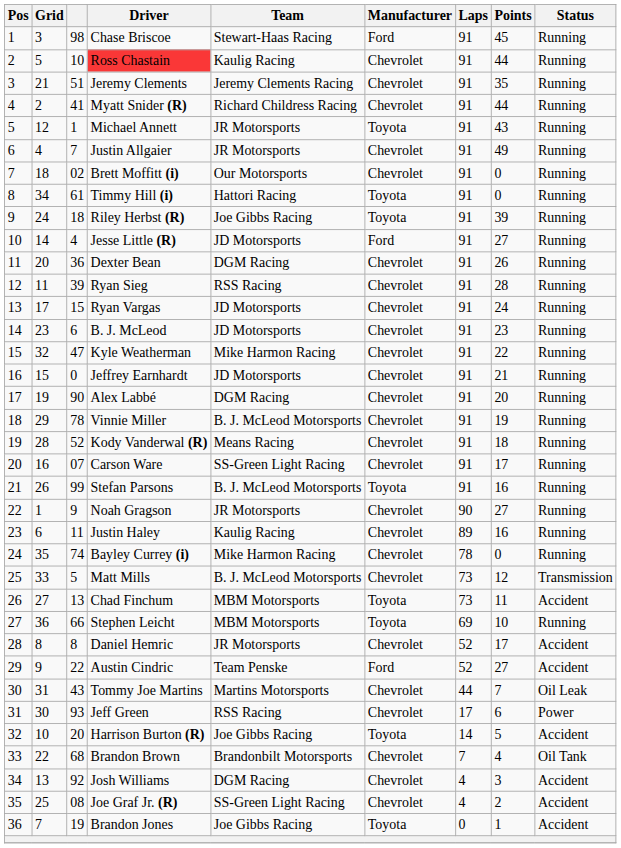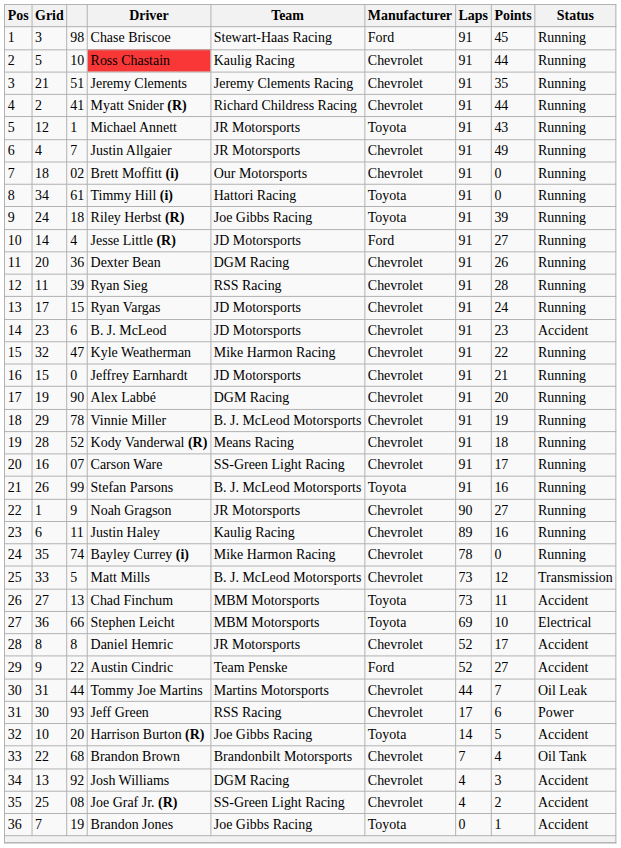(562, 330) Running -> (563, 330) Accident
(562, 622) Running -> (565, 622) Electrical
(77, 689) 43 -> (77, 689) 44
